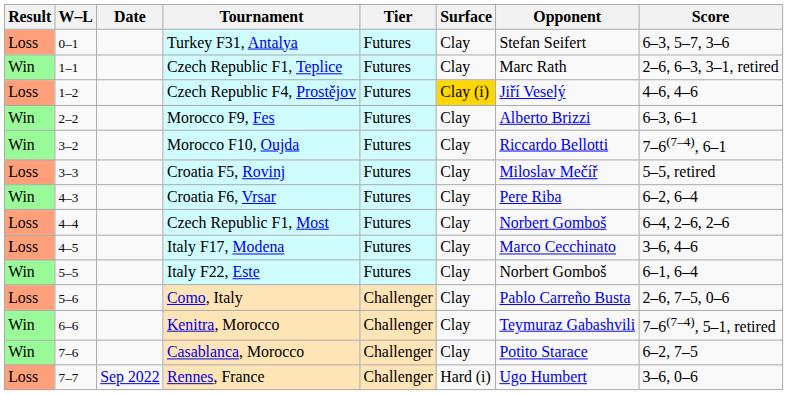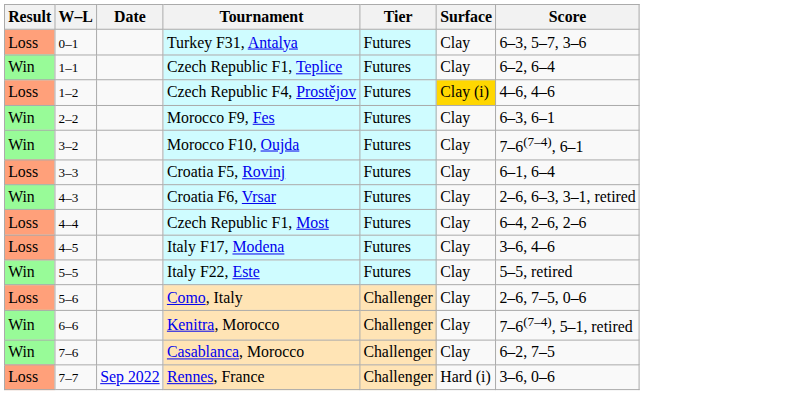- column: (567, 17)
(711, 67) 2–6, 6–3, 3–1, retired -> (527, 67) 6–2, 6–4
(679, 172) 5–5, retired -> (527, 172) 6–1, 6–4
(670, 197) 6–2, 6–4 -> (568, 197) 2–6, 6–3, 3–1, retired
(670, 272) 6–1, 6–4 -> (536, 272) 5–5, retired
